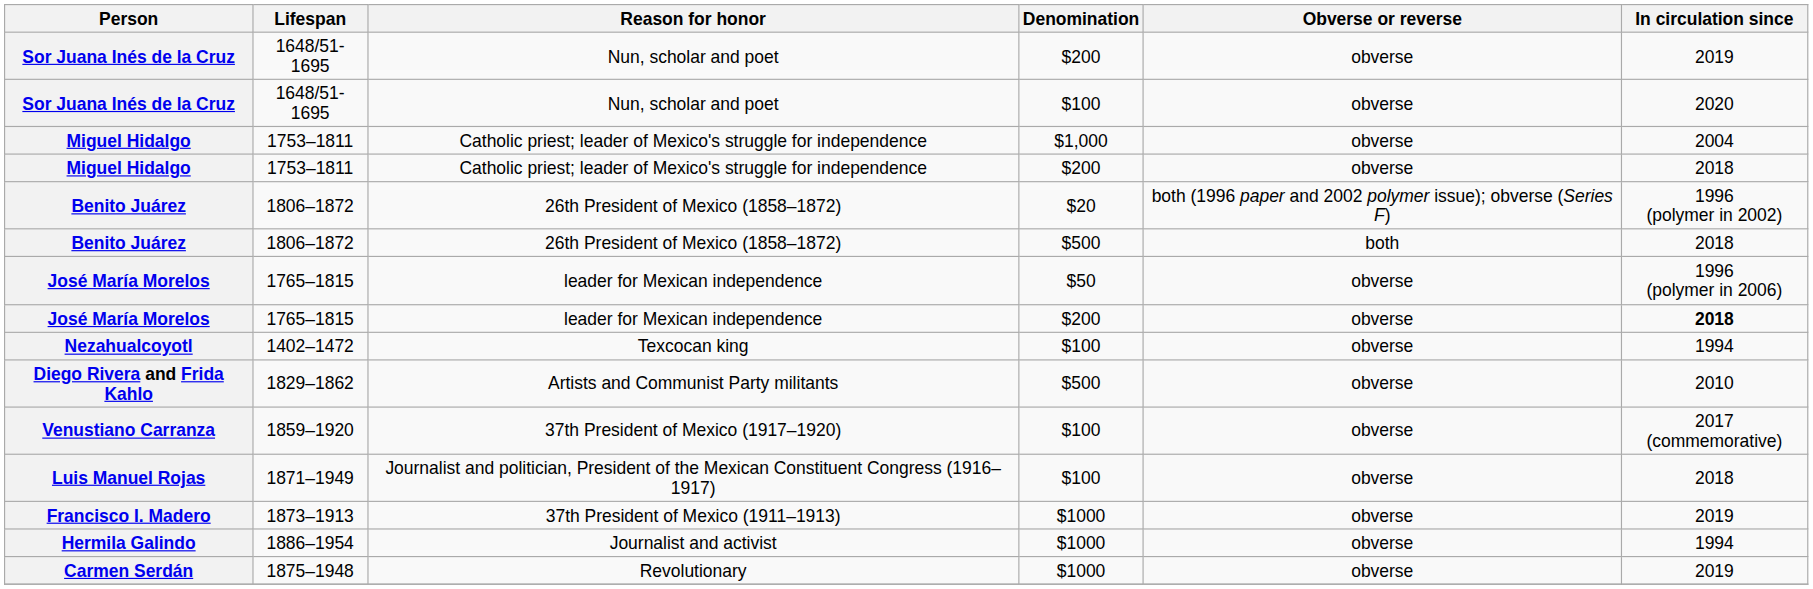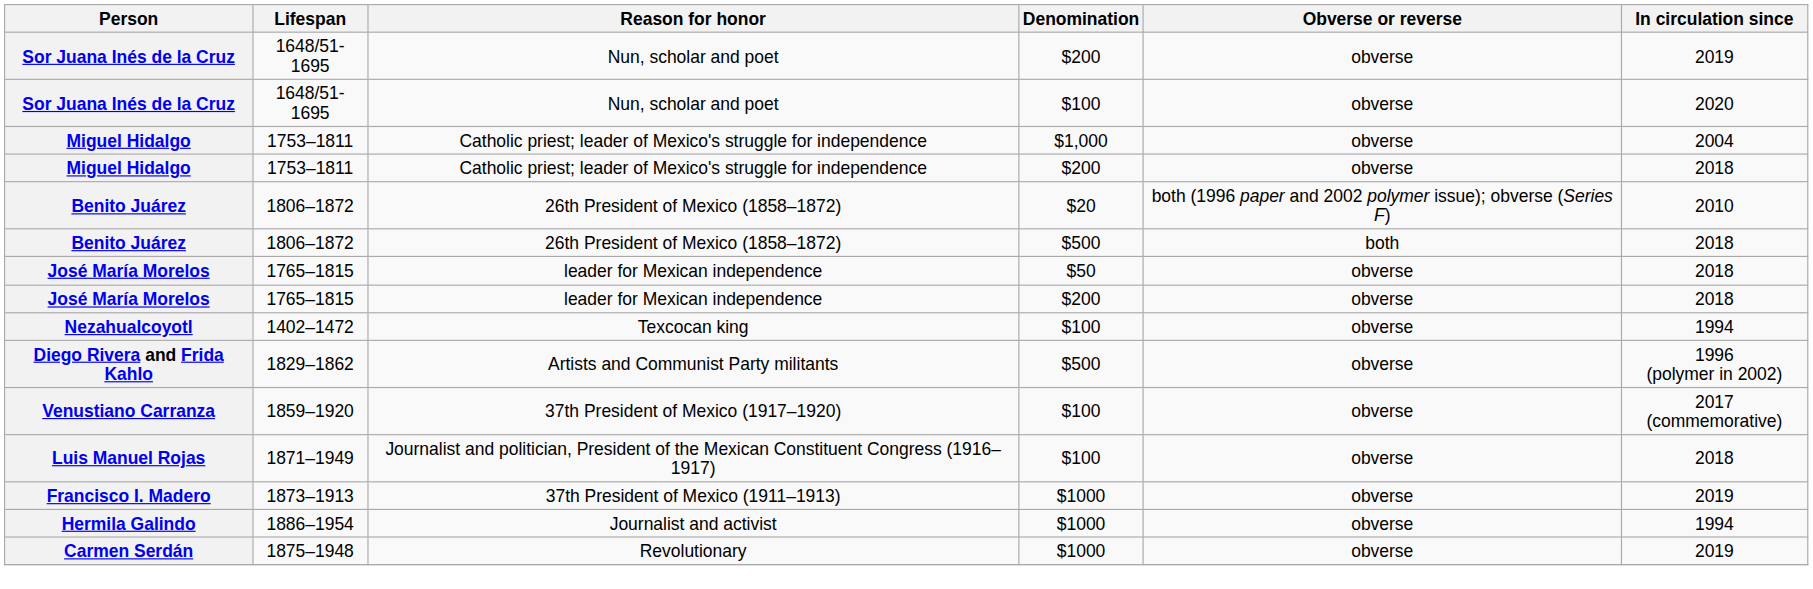(1714, 206) 1996 (polymer in 2002) -> (1714, 206) 2010
(1714, 281) 1996 (polymer in 2006) -> (1714, 271) 2018
(1714, 318) bold -> (1714, 299) normal
(1714, 383) 2010 -> (1714, 364) 1996 (polymer in 2002)
